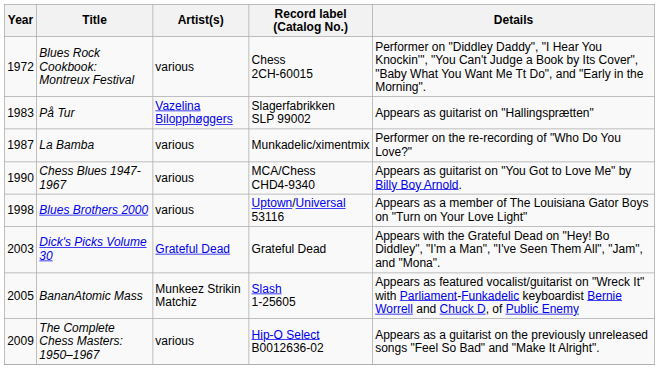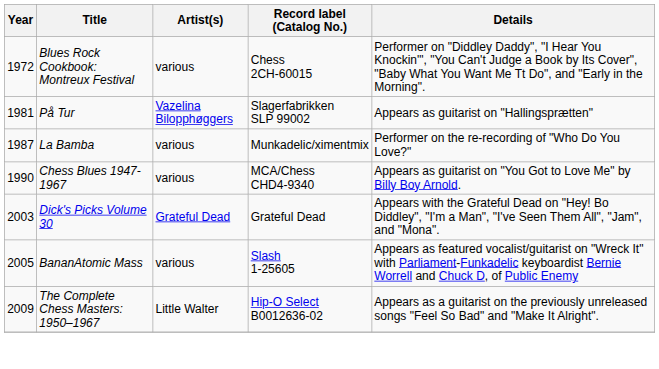(20, 112) 1983 -> (20, 112) 1981
- row: (94, 210)
(198, 295) Munkeez Strikin Matchiz -> (175, 263) various
(175, 341) various -> (187, 309) Little Walter
